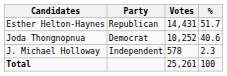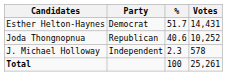columns swapped: (182, 11) <-> (210, 11)
(133, 24) Republican -> (129, 24) Democrat
(129, 38) Democrat -> (133, 38) Republican
